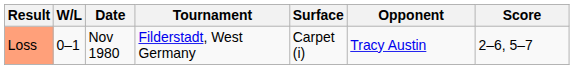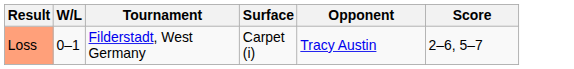- column: (110, 15)
